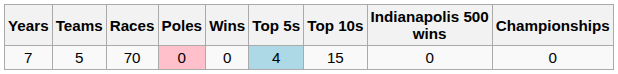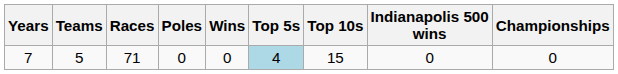(132, 58) 70 -> (132, 58) 71
(182, 58) pink background -> (182, 58) no background
